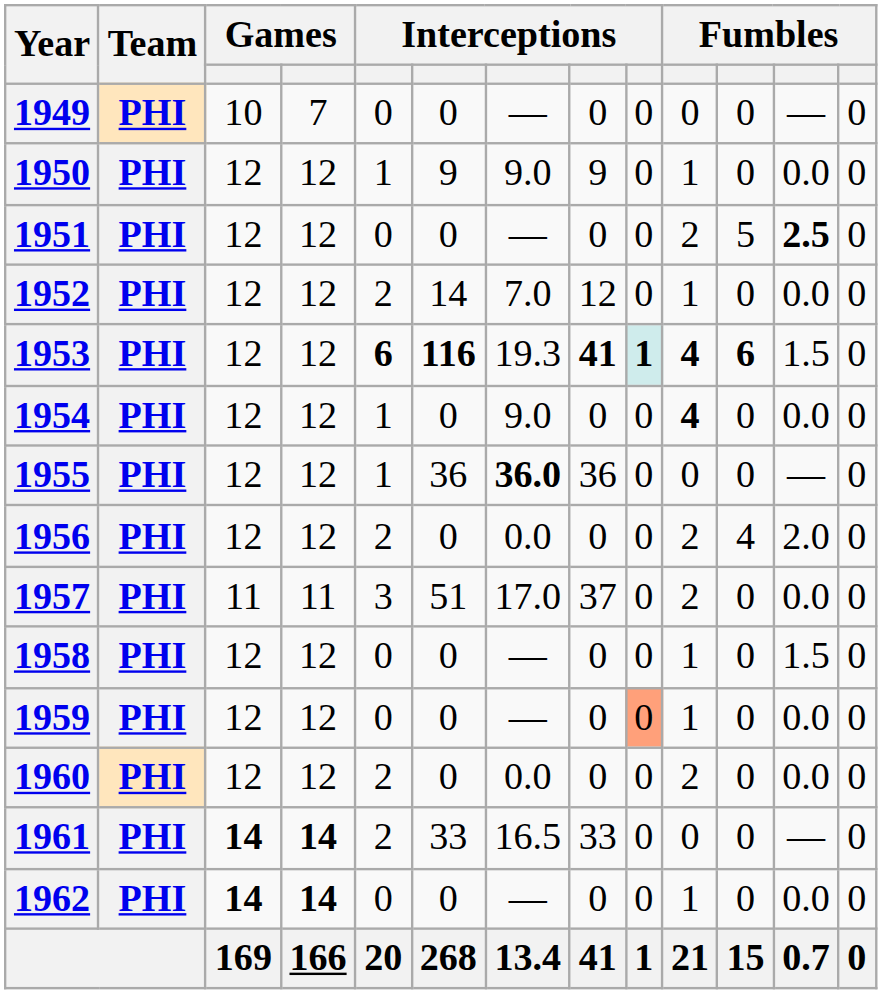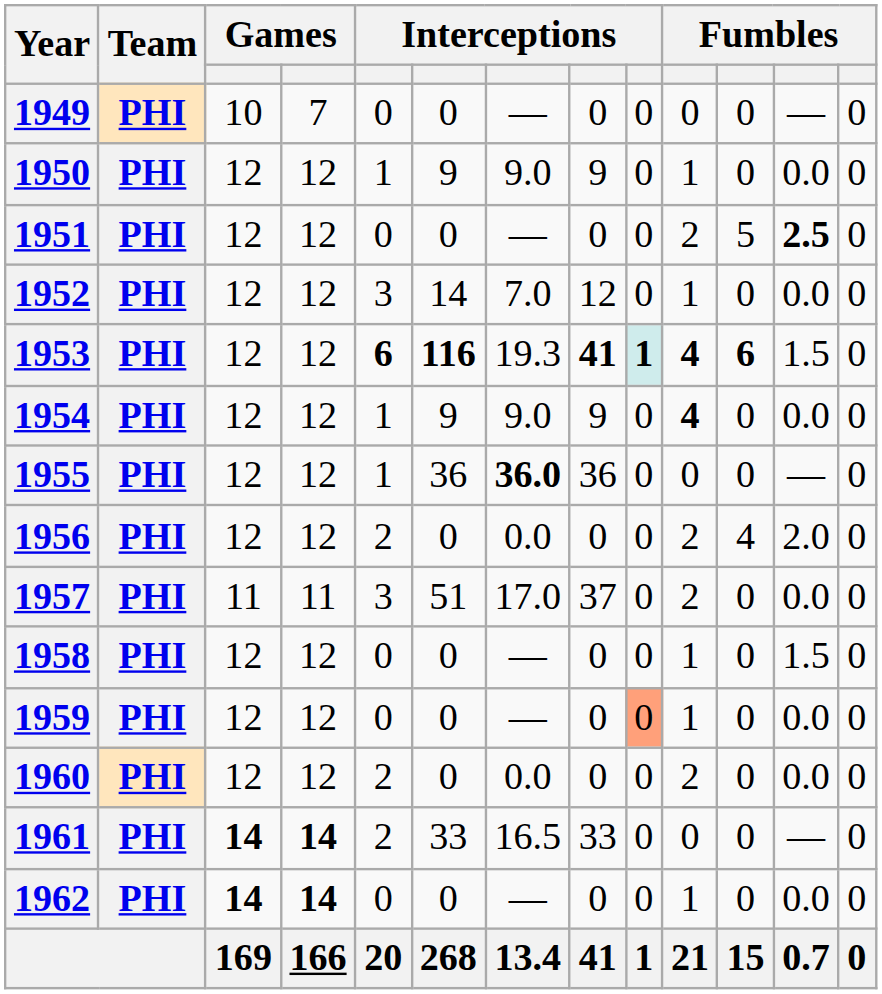(383, 293) 2 -> (383, 293) 3
(448, 414) 0 -> (448, 414) 9
(598, 414) 0 -> (598, 414) 9
